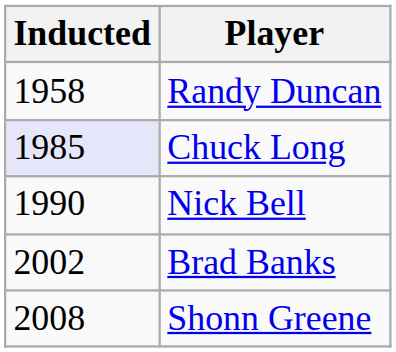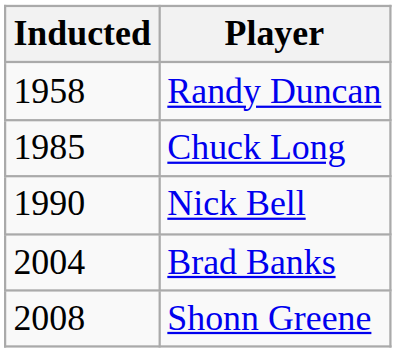(49, 147) lavender background -> (49, 147) no background
(49, 261) 2002 -> (49, 261) 2004
